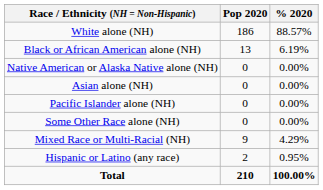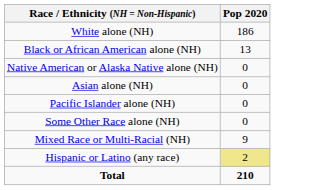- column: (294, 13)
(245, 157) no background -> (245, 157) khaki background
